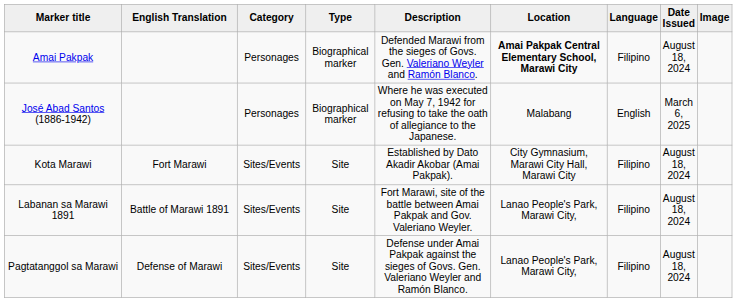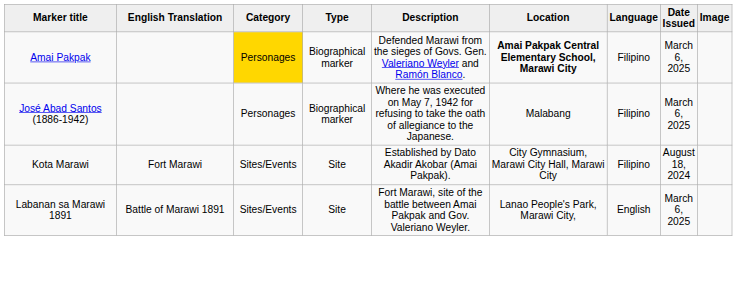(272, 57) no background -> (268, 57) gold background
(679, 57) August 18, 2024 -> (679, 57) March 6, 2025
(634, 114) English -> (634, 114) Filipino
(634, 210) Filipino -> (634, 210) English
(679, 210) August 18, 2024 -> (679, 210) March 6, 2025
- row: (63, 266)
